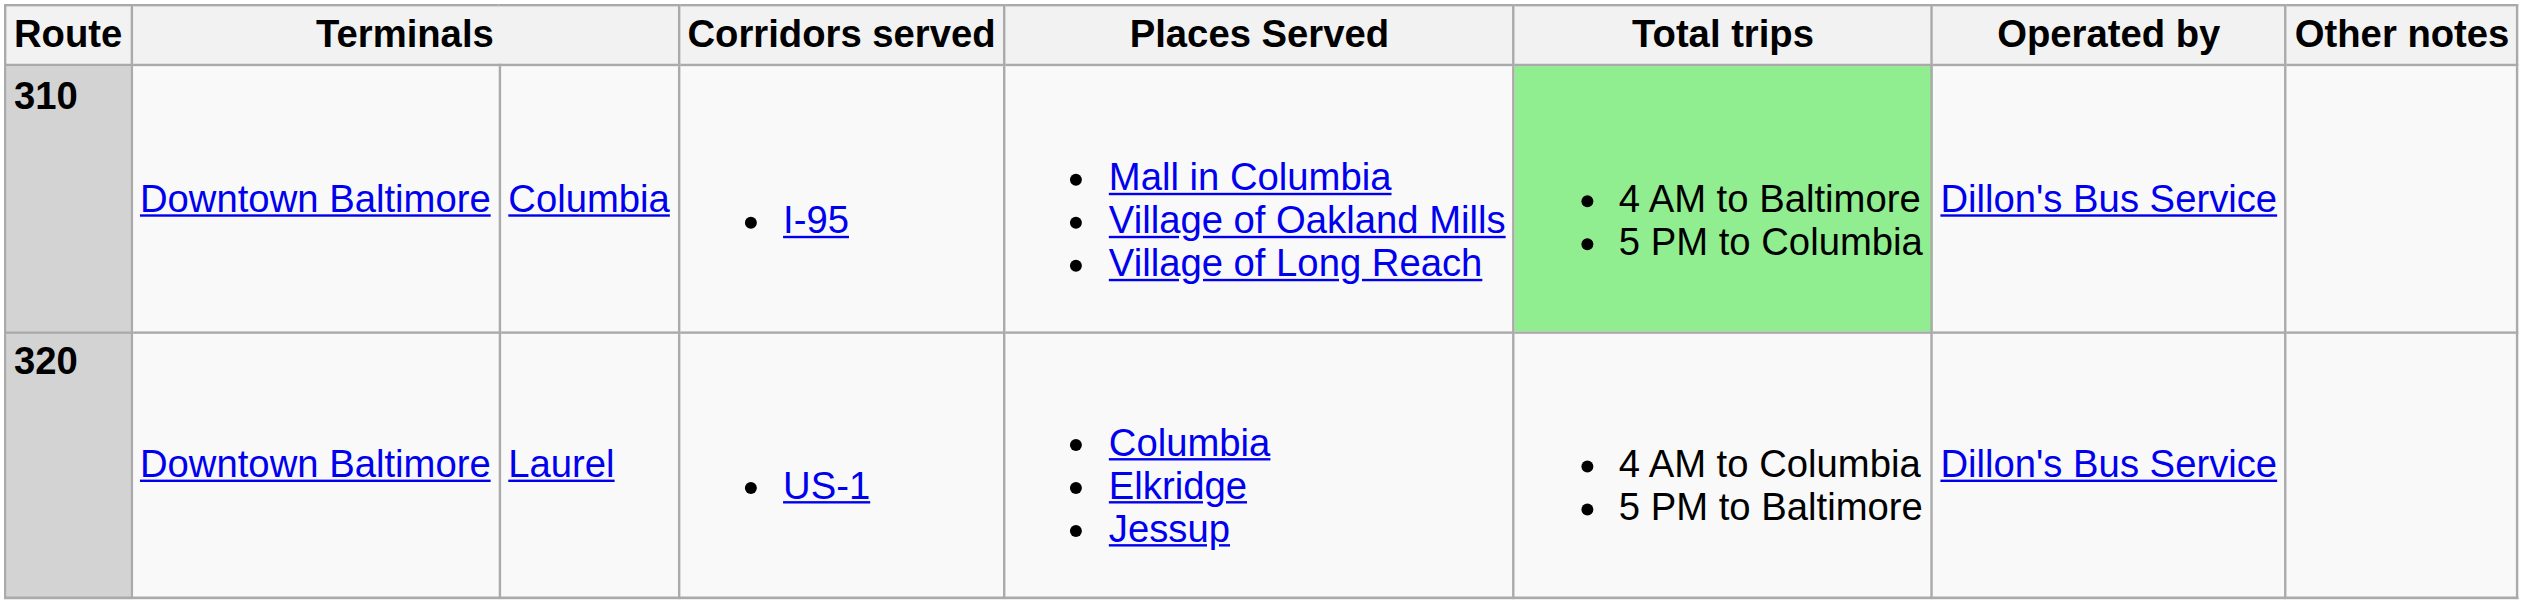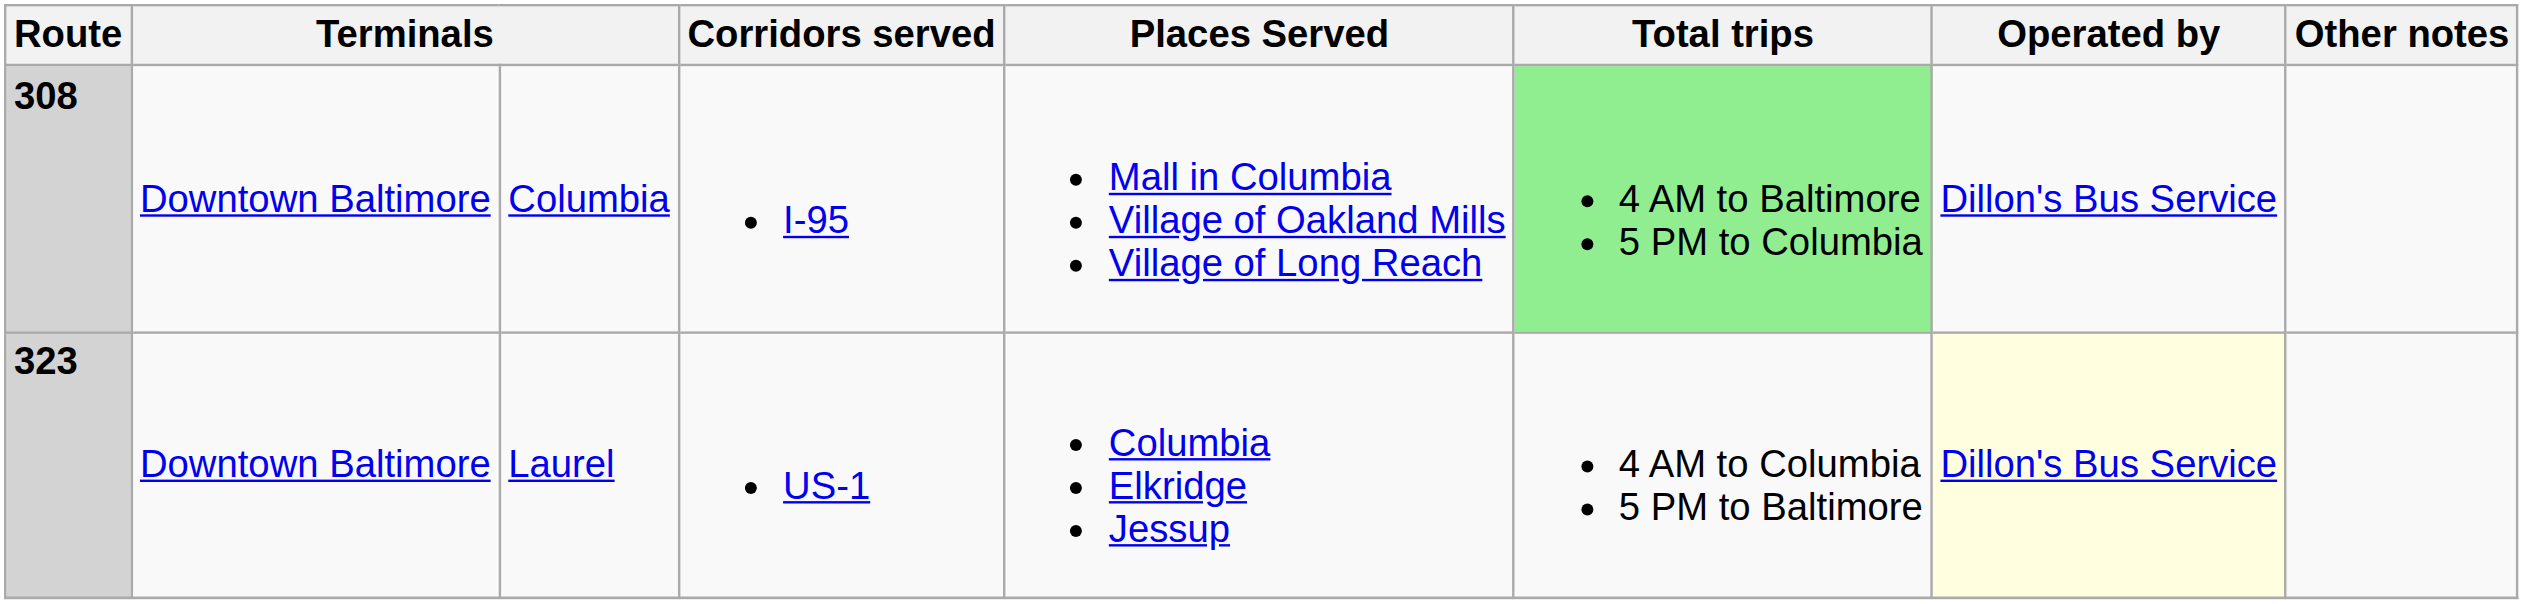(68, 96) 310 -> (68, 96) 308
(68, 362) 320 -> (68, 362) 323
(2109, 464) no background -> (2109, 464) lightyellow background
